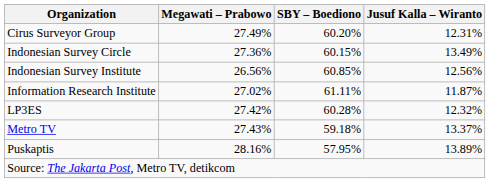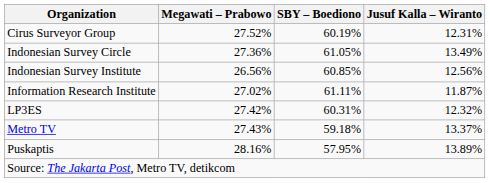(253, 33) 27.49% -> (253, 33) 27.52%
(342, 33) 60.20% -> (342, 33) 60.19%
(342, 52) 60.15% -> (342, 52) 61.05%
(342, 110) 60.28% -> (342, 110) 60.31%
